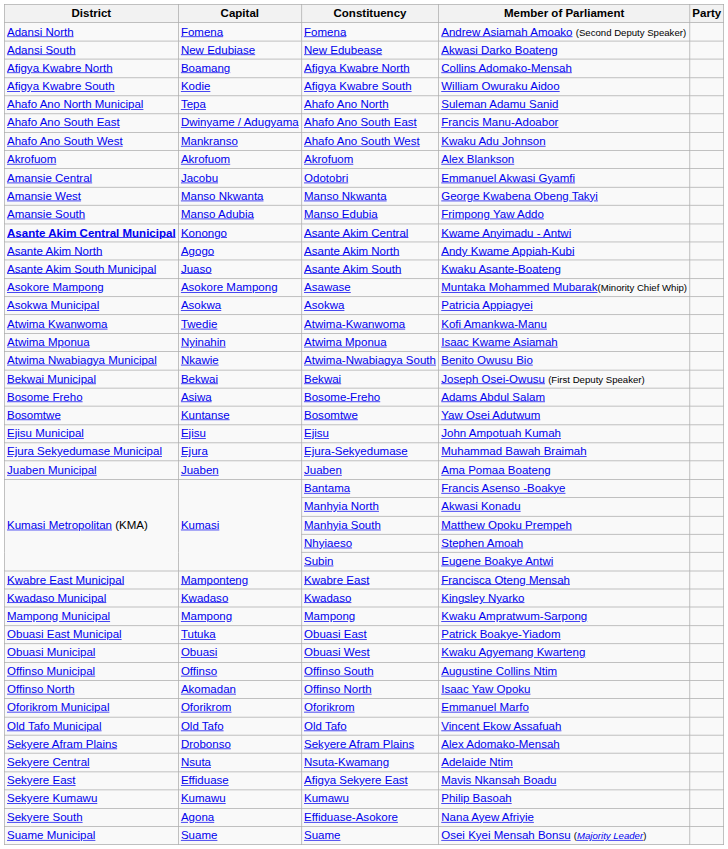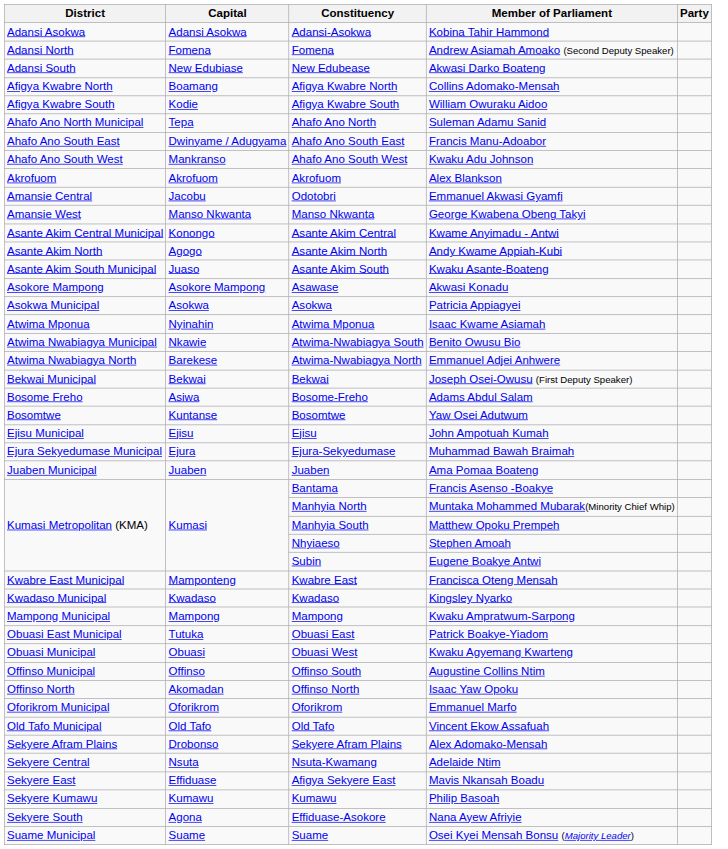+ row: (331, 31)
- row: (341, 214)
(91, 232) bold -> (85, 232) normal
(564, 287) Muntaka Mohammed Mubarak(Minority Chief Whip) -> (469, 287) Akwasi Konadu
- row: (355, 324)
+ row: (357, 360)
(481, 506) Akwasi Konadu -> (552, 506) Muntaka Mohammed Mubarak(Minority Chief Whip)
